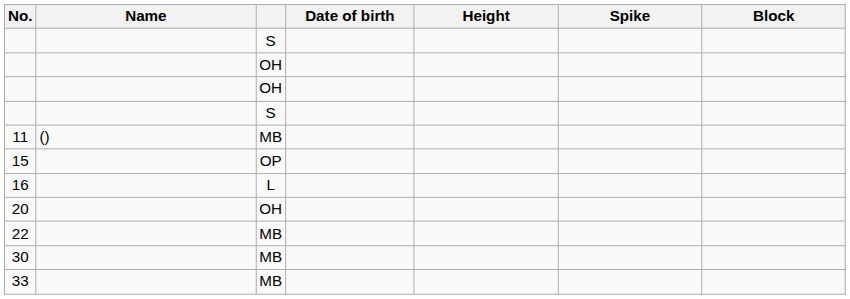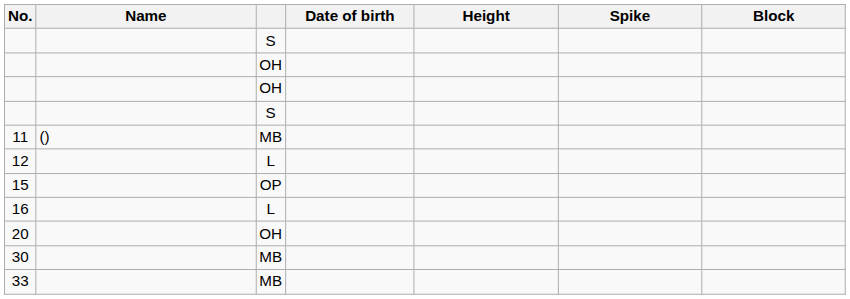+ row: (20, 161)
- row: (20, 233)
